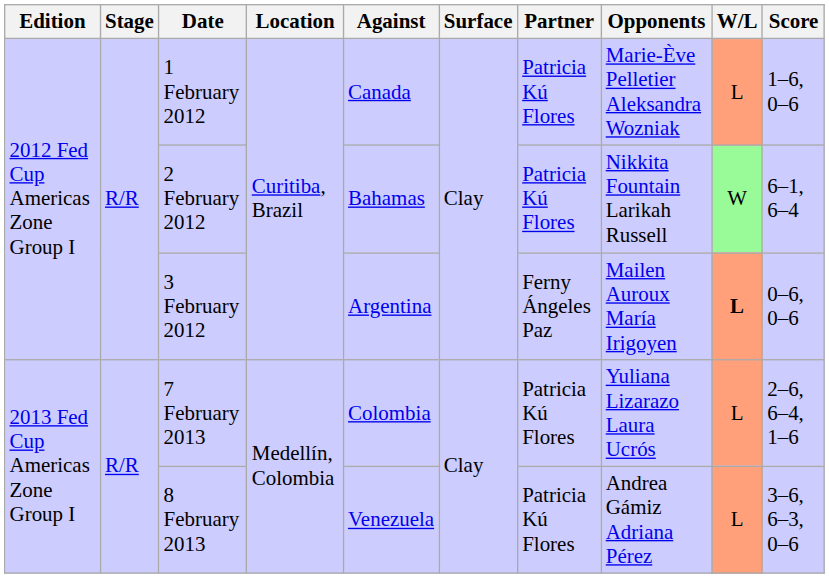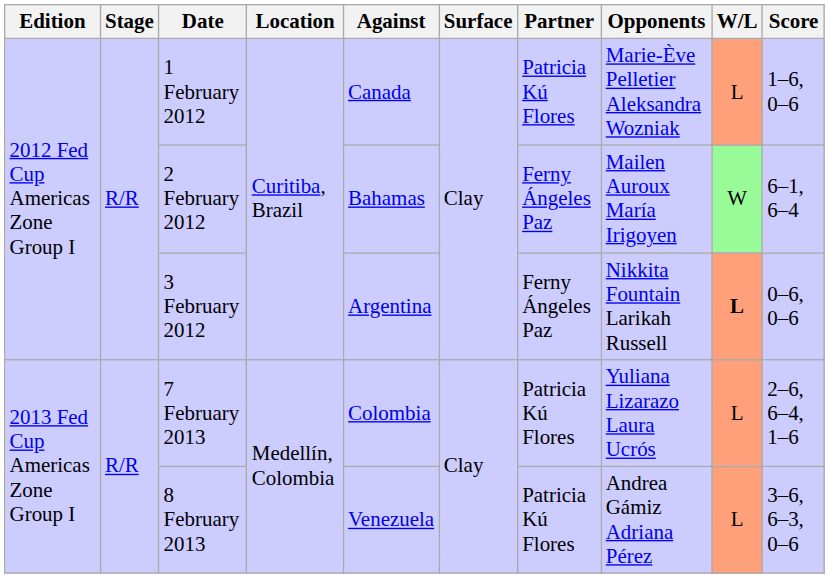(554, 198) Patricia Kú Flores -> (556, 198) Ferny Ángeles Paz
(643, 198) Nikkita Fountain Larikah Russell -> (641, 198) Mailen Auroux María Irigoyen
(641, 305) Mailen Auroux María Irigoyen -> (643, 305) Nikkita Fountain Larikah Russell
